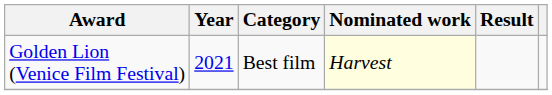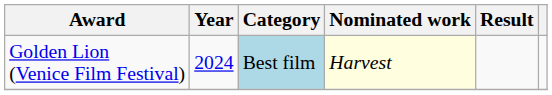(214, 62) 2021 -> (214, 62) 2024
(279, 62) no background -> (279, 62) lightblue background
